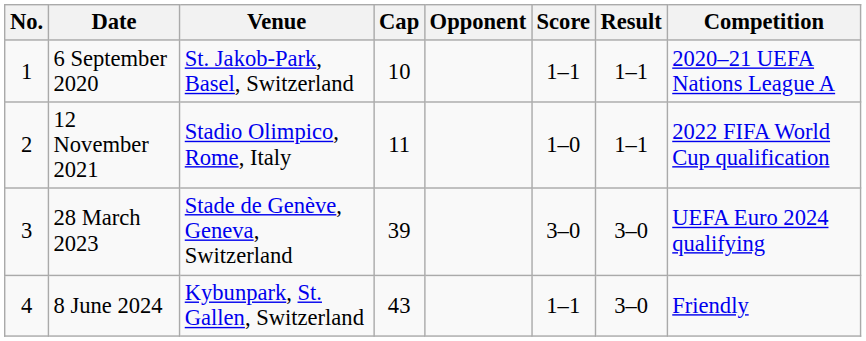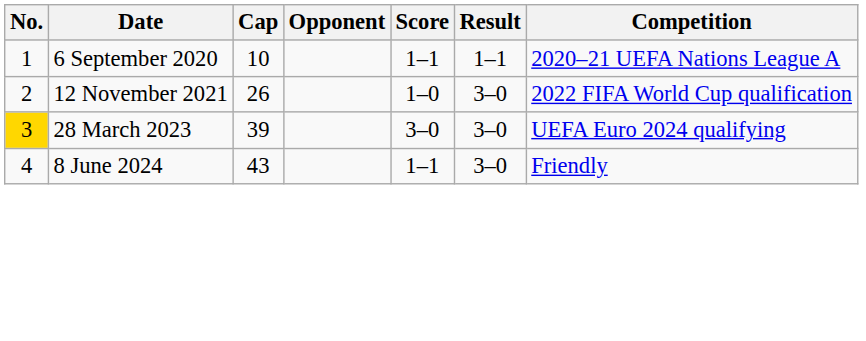- column: (277, 22)
(399, 144) 11 -> (258, 93) 26
(631, 144) 1–1 -> (490, 93) 3–0
(27, 231) no background -> (27, 129) gold background
